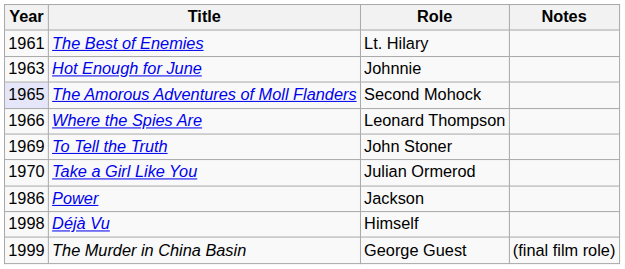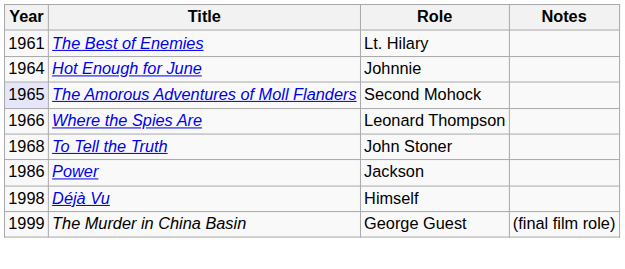(26, 69) 1963 -> (26, 69) 1964
(26, 146) 1969 -> (26, 146) 1968
- row: (125, 172)
